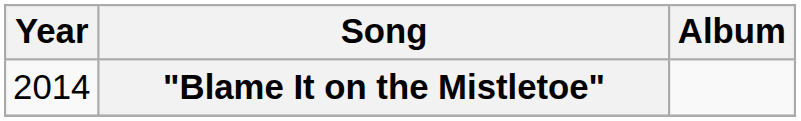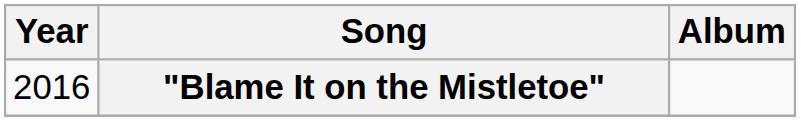(52, 87) 2014 -> (52, 87) 2016
